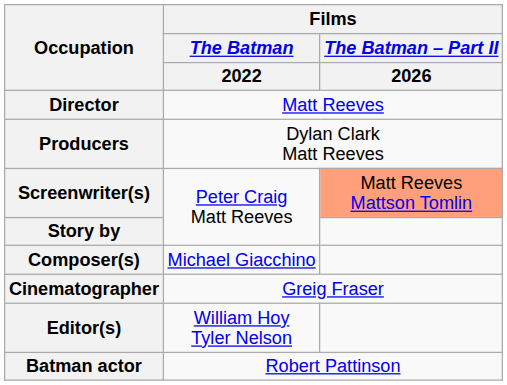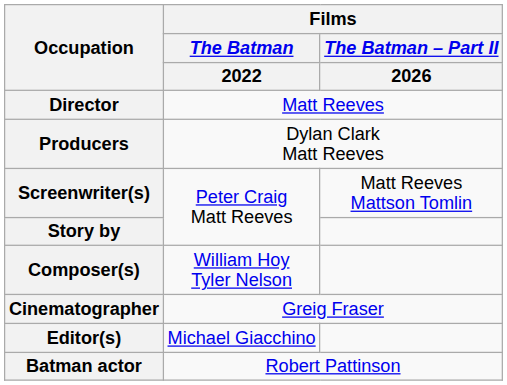(411, 193) lightsalmon background -> (411, 193) no background
(242, 260) Michael Giacchino -> (242, 270) William Hoy Tyler Nelson
(242, 328) William Hoy Tyler Nelson -> (242, 338) Michael Giacchino
